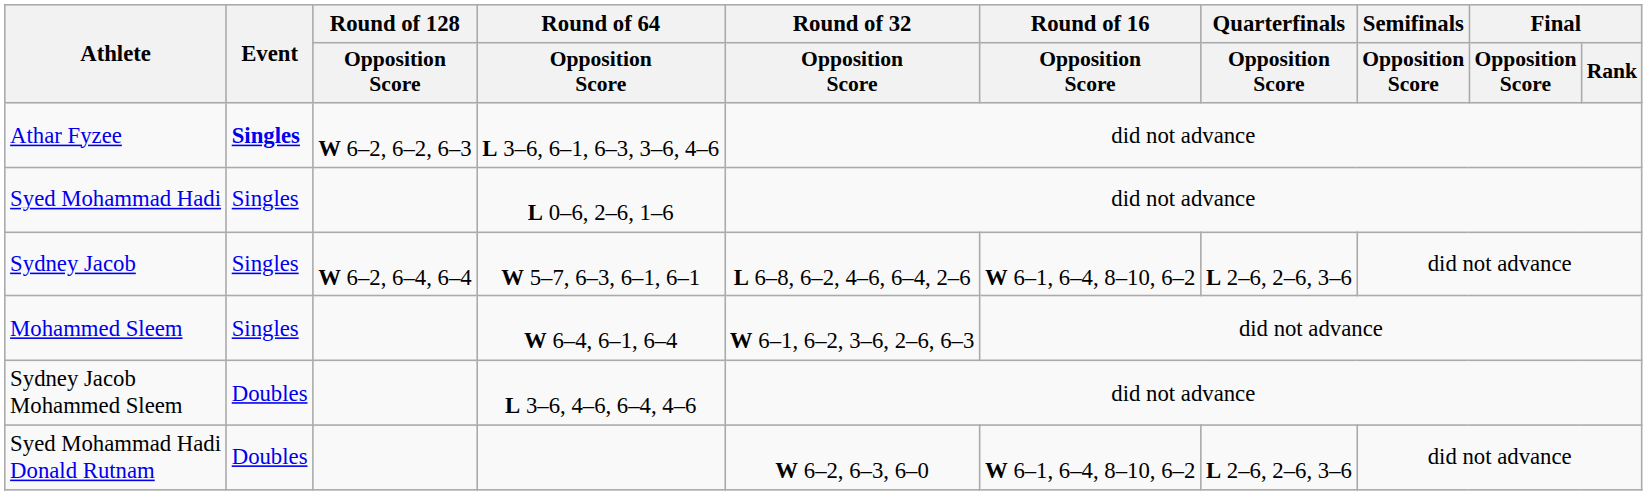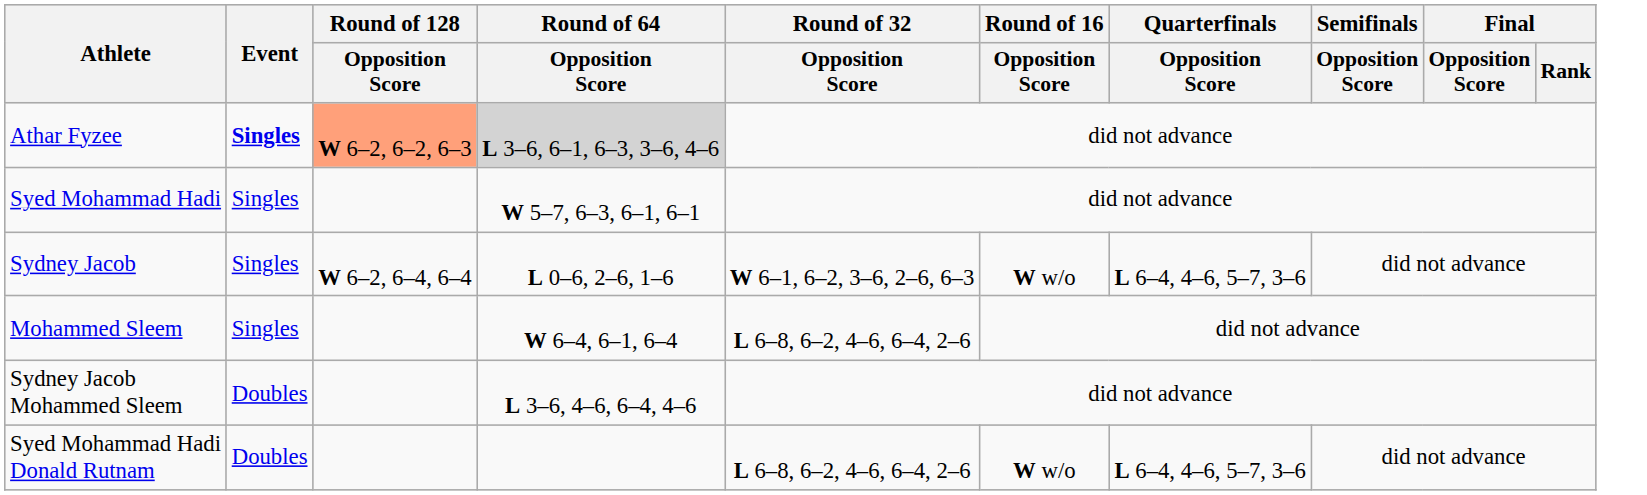(395, 148) no background -> (395, 148) lightsalmon background
(601, 148) no background -> (601, 148) lightgrey background
(601, 213) L 0–6, 2–6, 1–6 -> (601, 213) W 5–7, 6–3, 6–1, 6–1
(601, 277) W 5–7, 6–3, 6–1, 6–1 -> (601, 277) L 0–6, 2–6, 1–6
(852, 277) L 6–8, 6–2, 4–6, 6–4, 2–6 -> (852, 277) W 6–1, 6–2, 3–6, 2–6, 6–3
(1090, 277) W 6–1, 6–4, 8–10, 6–2 -> (1044, 277) W w/o
(1279, 277) L 2–6, 2–6, 3–6 -> (1210, 277) L 6–4, 4–6, 5–7, 3–6
(852, 341) W 6–1, 6–2, 3–6, 2–6, 6–3 -> (852, 341) L 6–8, 6–2, 4–6, 6–4, 2–6
(852, 470) W 6–2, 6–3, 6–0 -> (852, 470) L 6–8, 6–2, 4–6, 6–4, 2–6
(1090, 470) W 6–1, 6–4, 8–10, 6–2 -> (1044, 470) W w/o
(1279, 470) L 2–6, 2–6, 3–6 -> (1210, 470) L 6–4, 4–6, 5–7, 3–6
